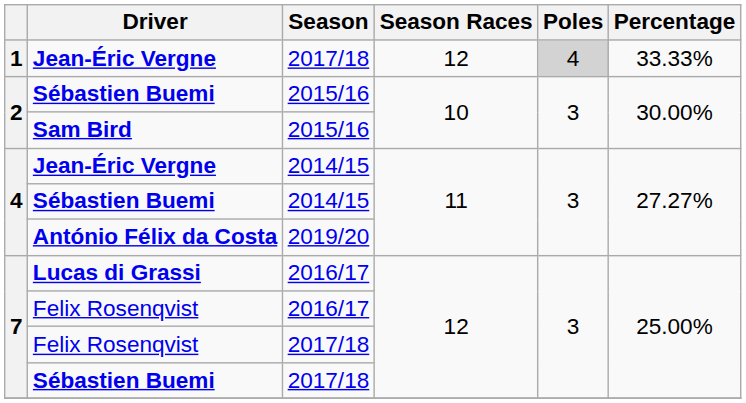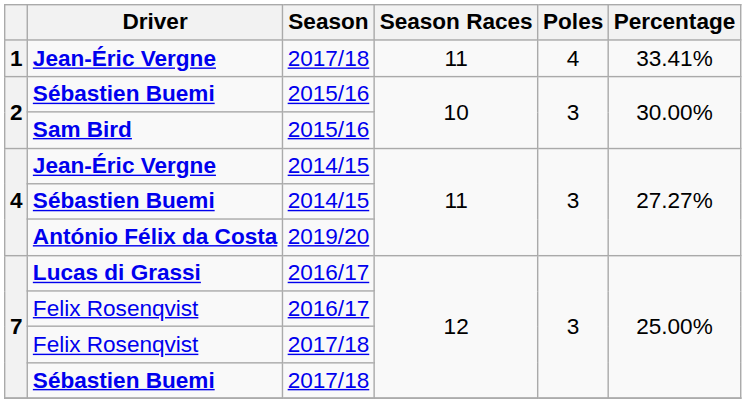(456, 58) 12 -> (456, 58) 11
(573, 58) lightgrey background -> (573, 58) no background
(674, 58) 33.33% -> (674, 58) 33.41%
